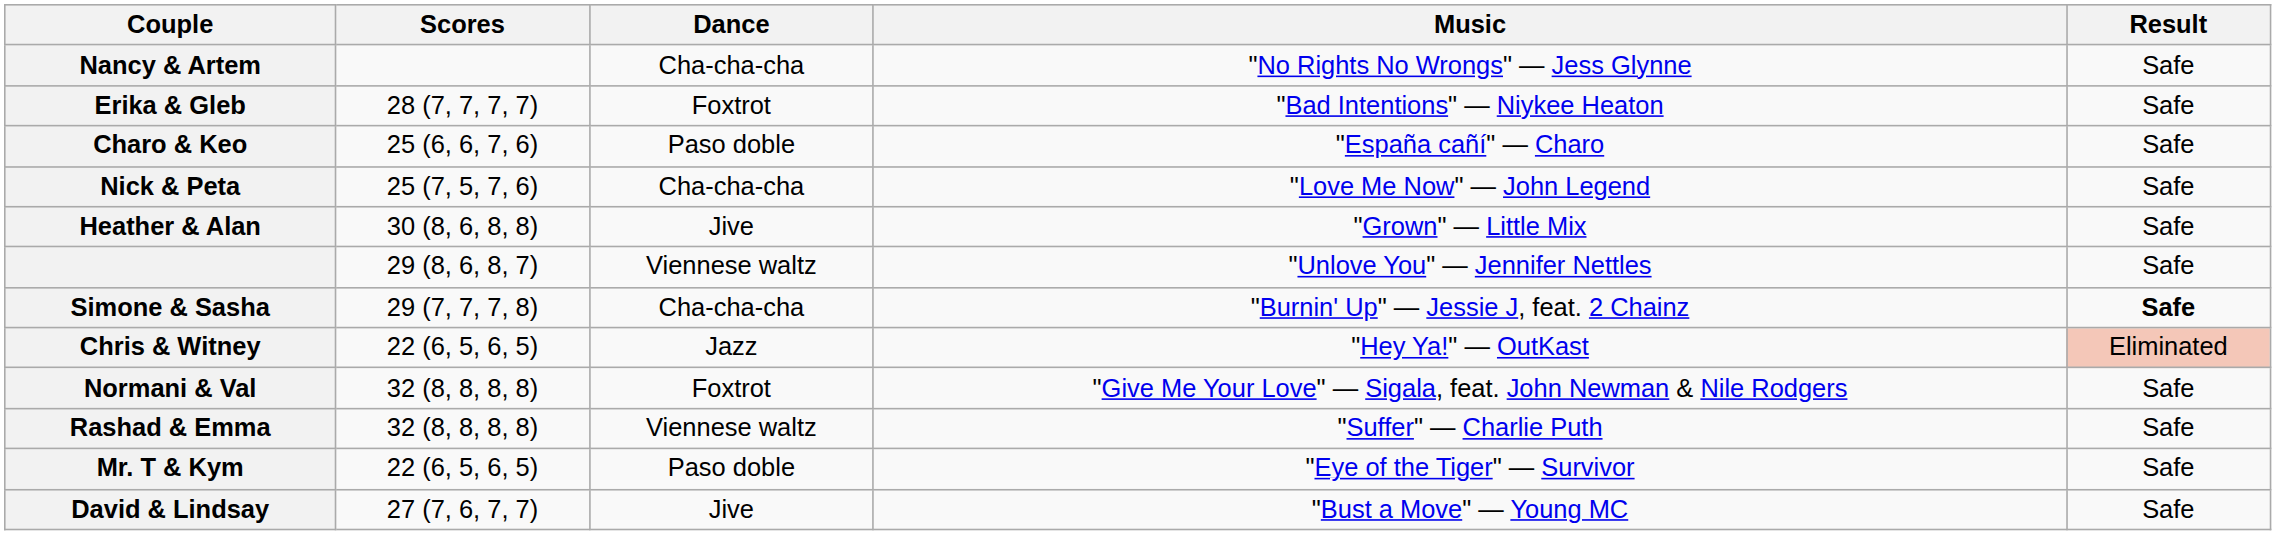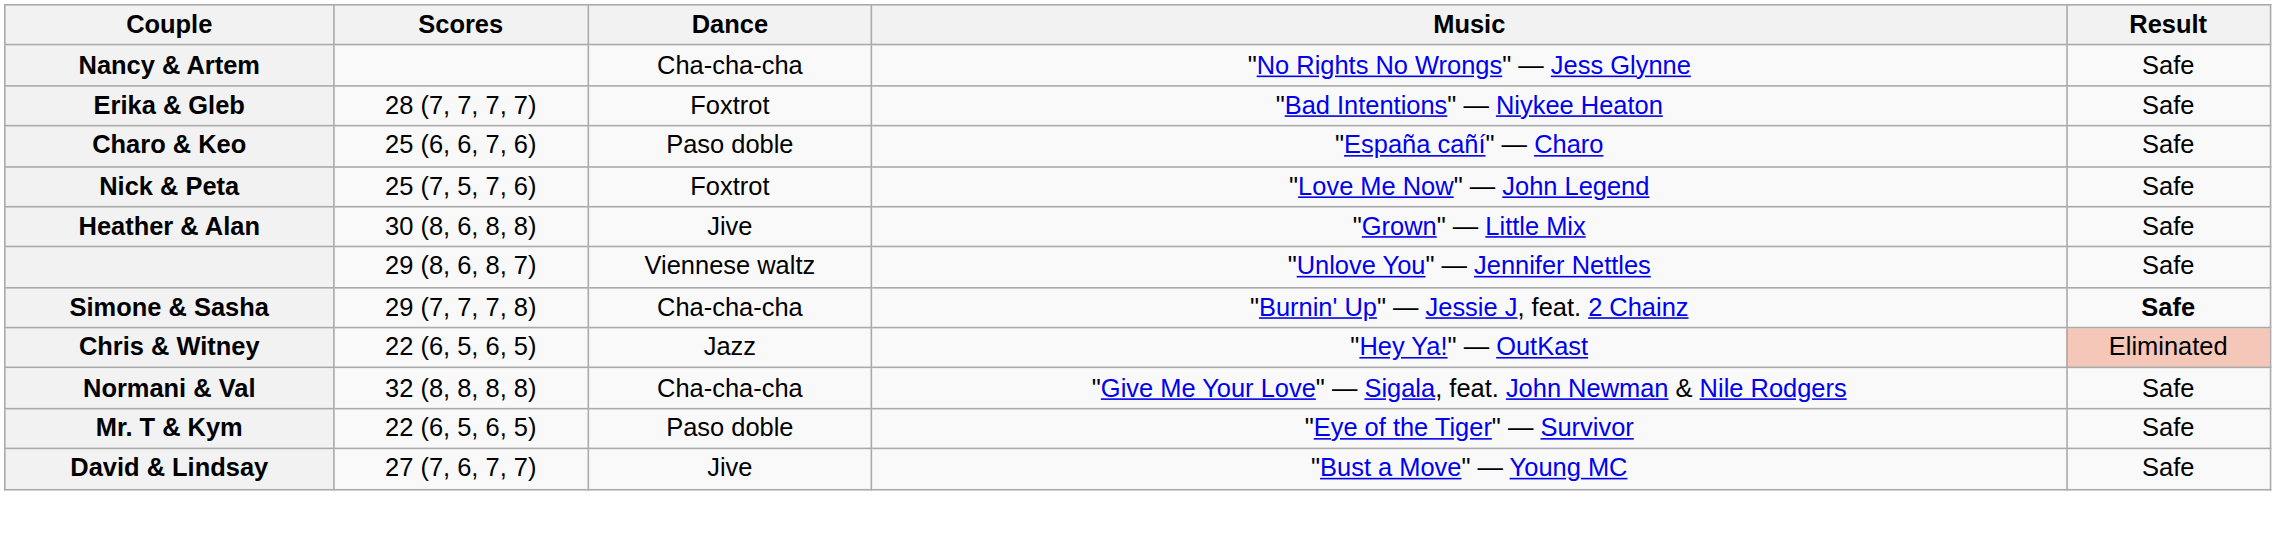(731, 186) Cha-cha-cha -> (730, 186) Foxtrot
(731, 387) Foxtrot -> (730, 387) Cha-cha-cha
- row: (170, 428)
